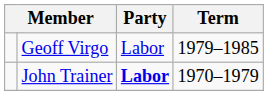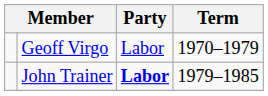(218, 47) 1979–1985 -> (218, 47) 1970–1979
(218, 76) 1970–1979 -> (218, 76) 1979–1985
